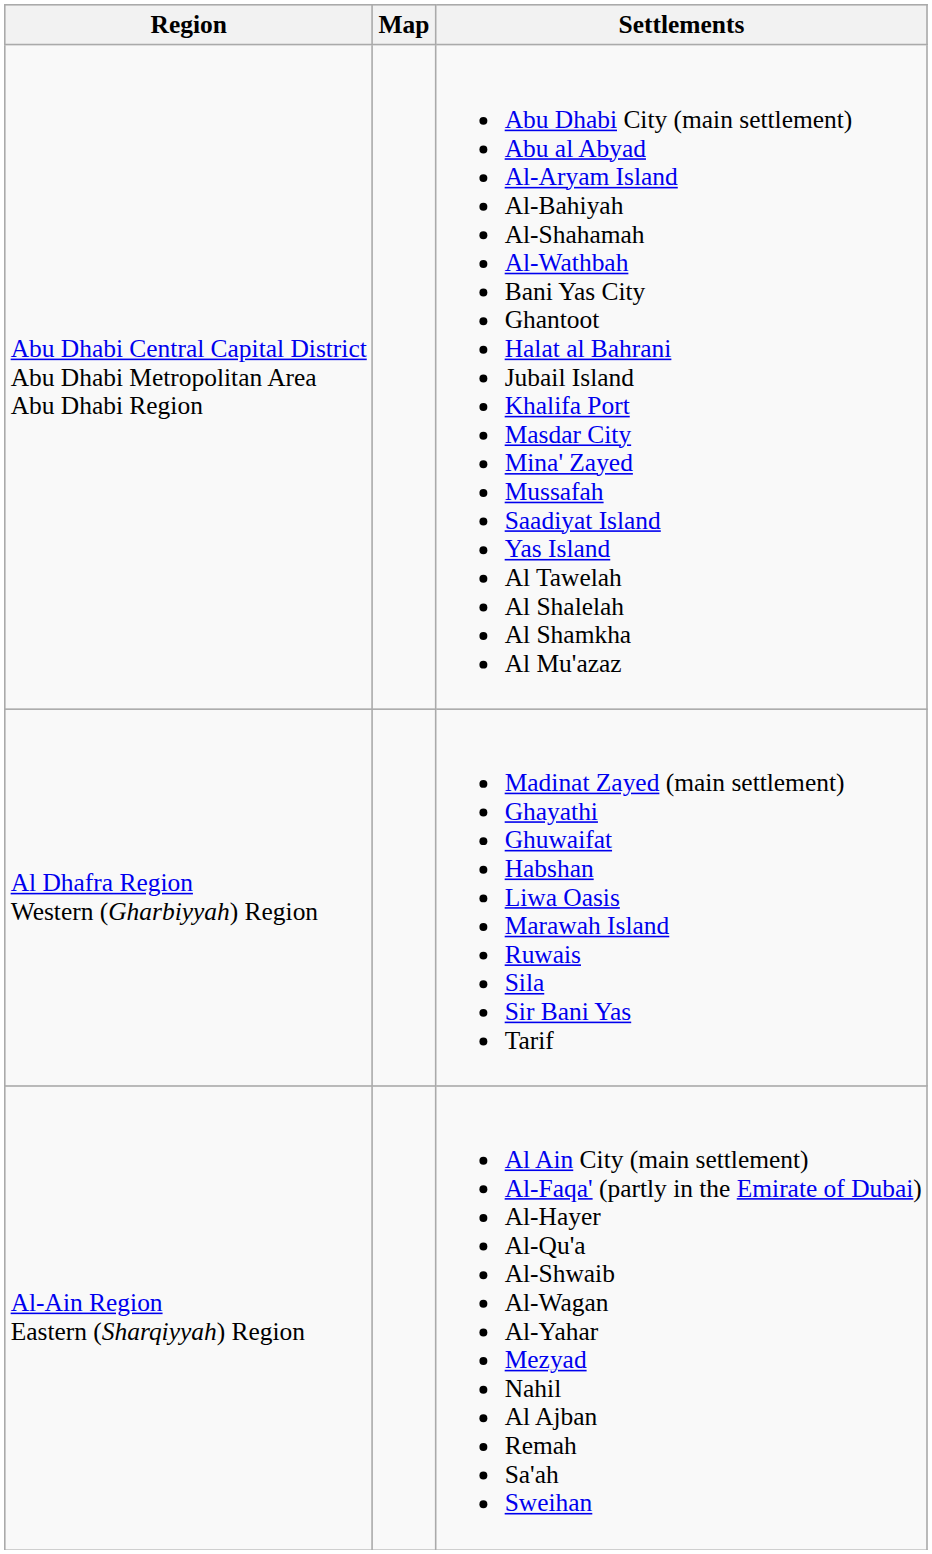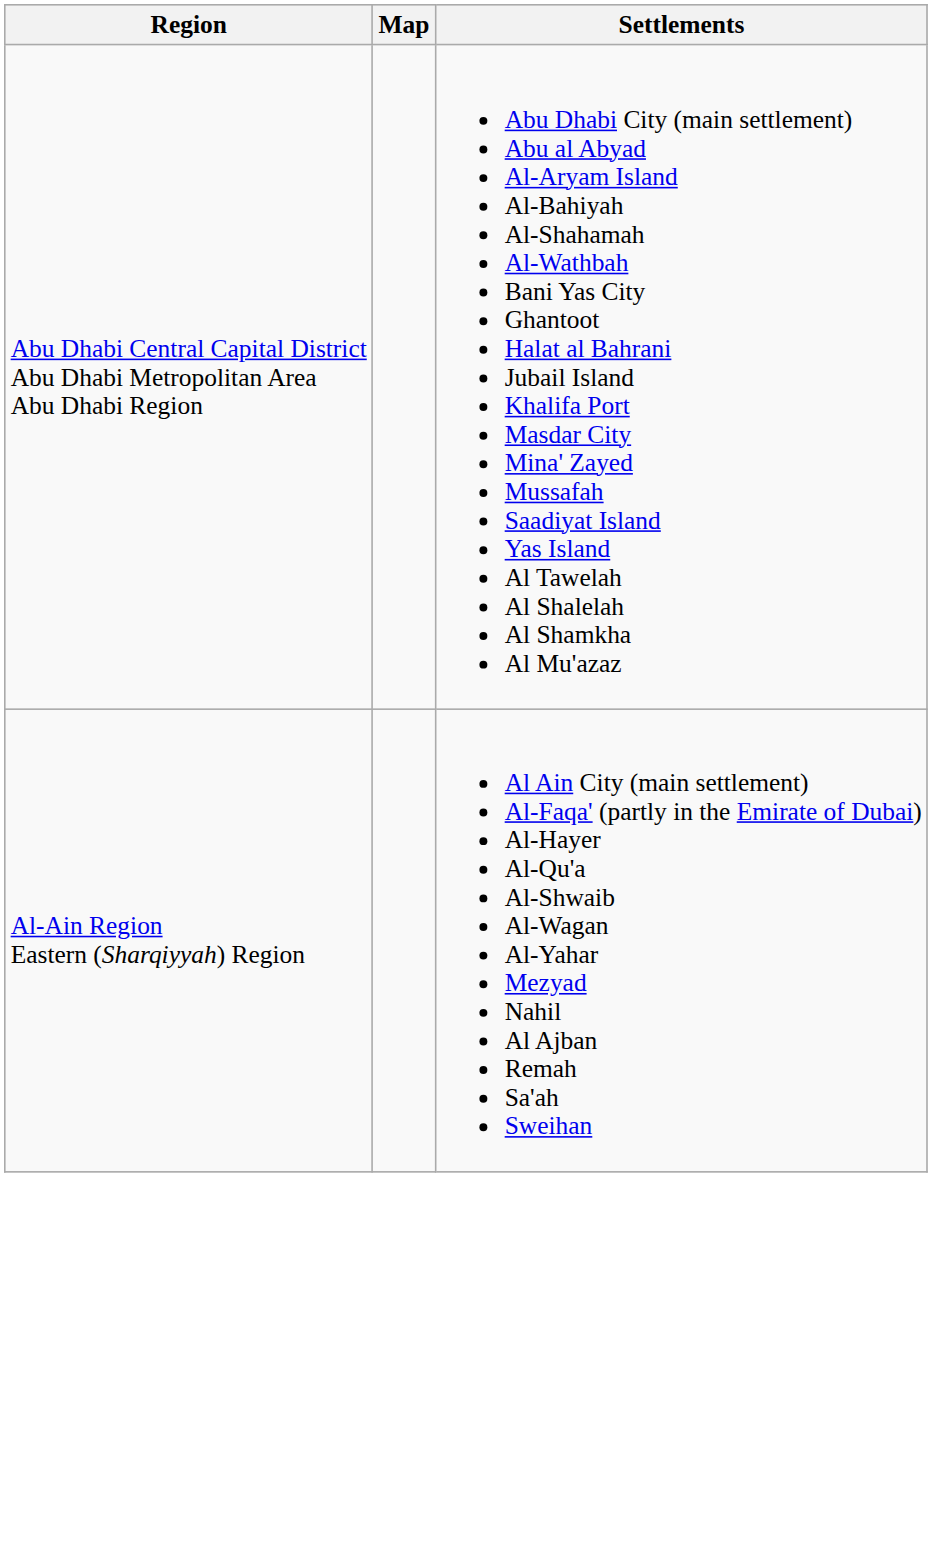- row: (164, 897)
